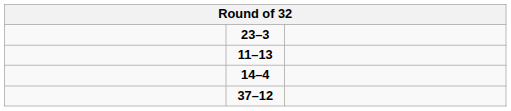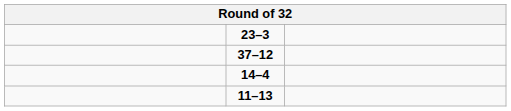rows swapped: (255, 55) <-> (255, 95)
